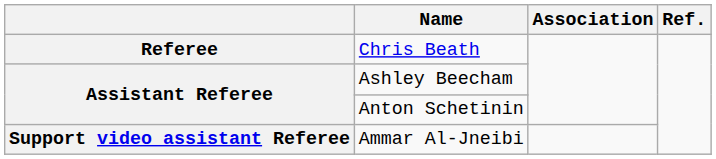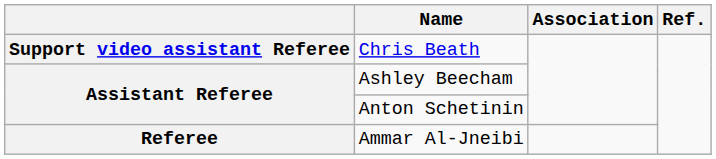(180, 50) Referee -> (180, 50) Support video assistant Referee
(180, 139) Support video assistant Referee -> (180, 139) Referee
